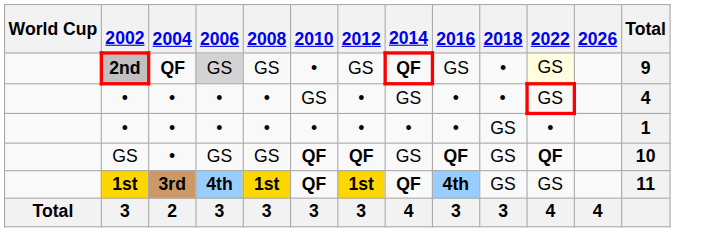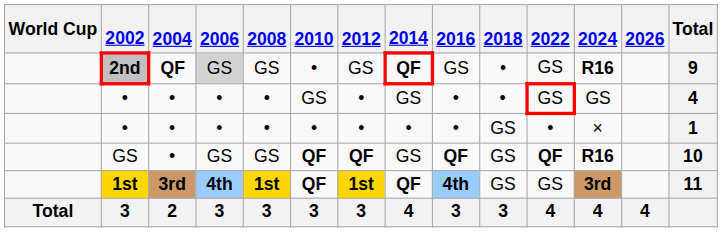+ column: (598, 38)
(550, 67) lightyellow background -> (550, 67) no background
